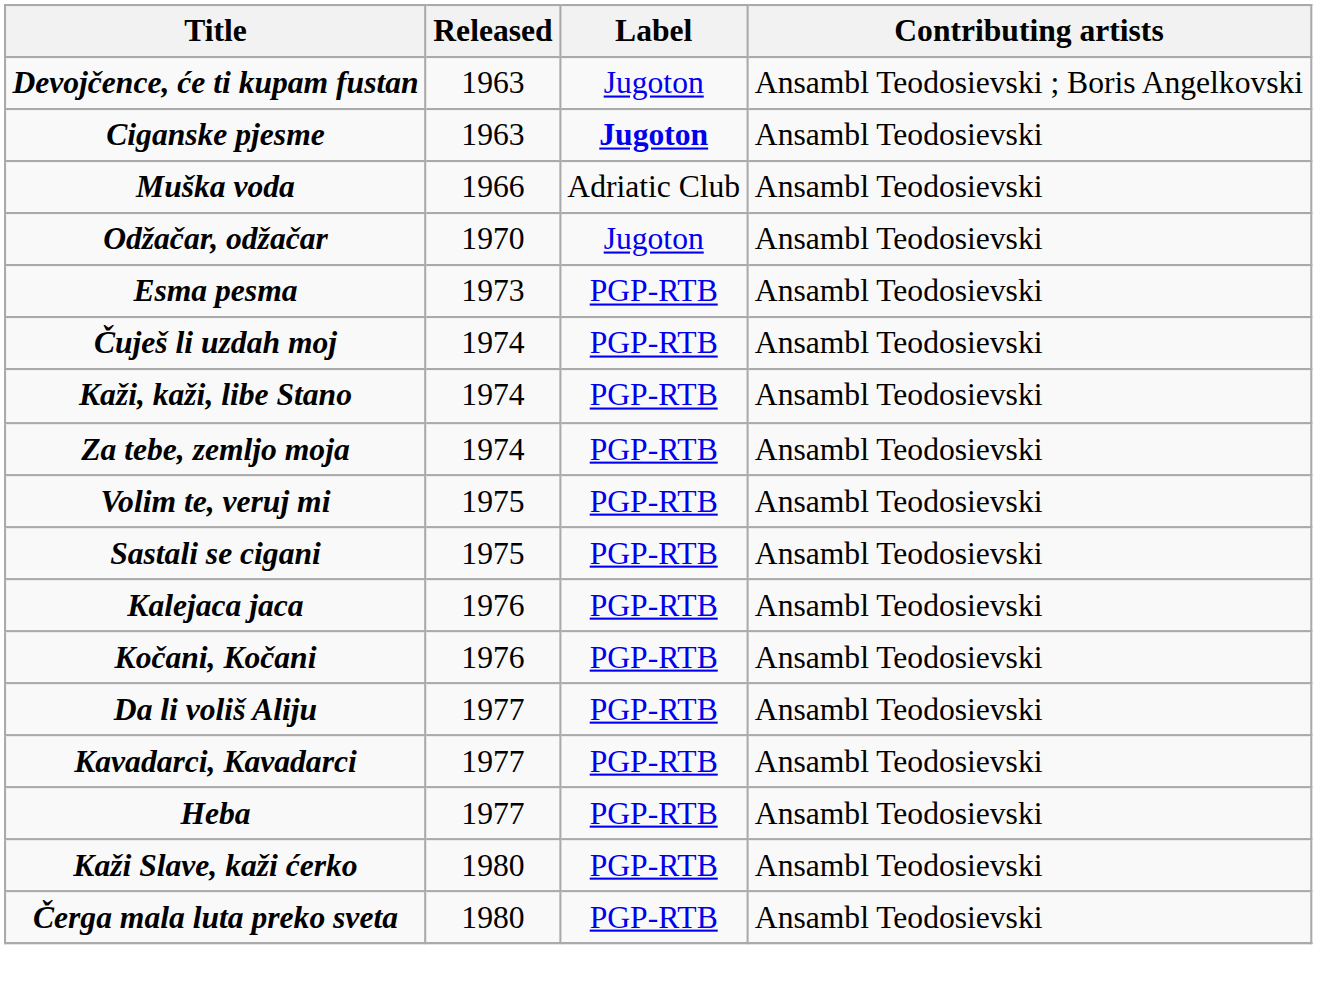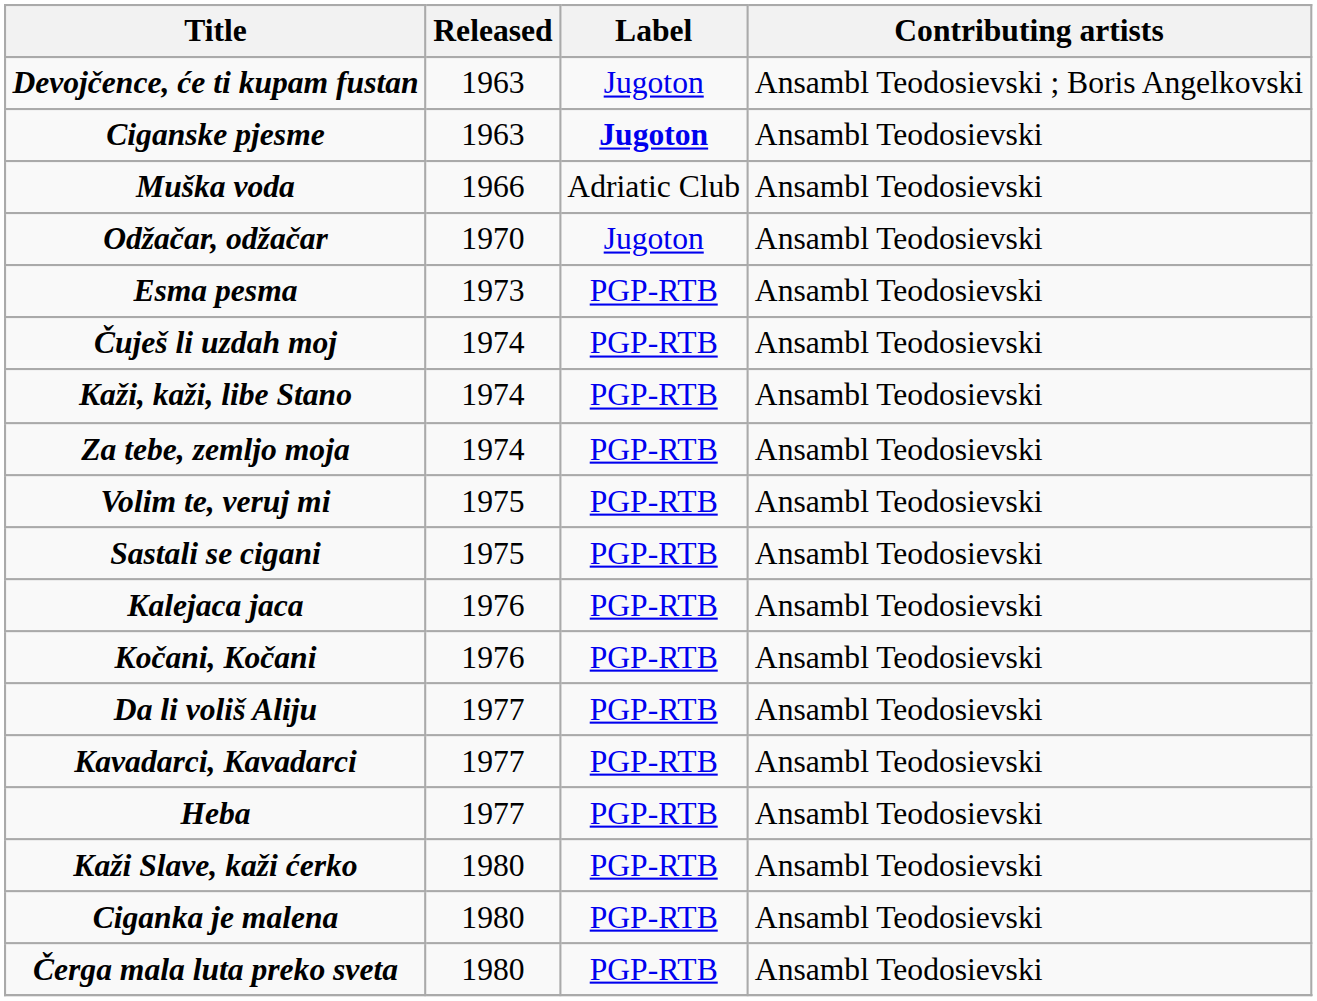+ row: (215, 916)
